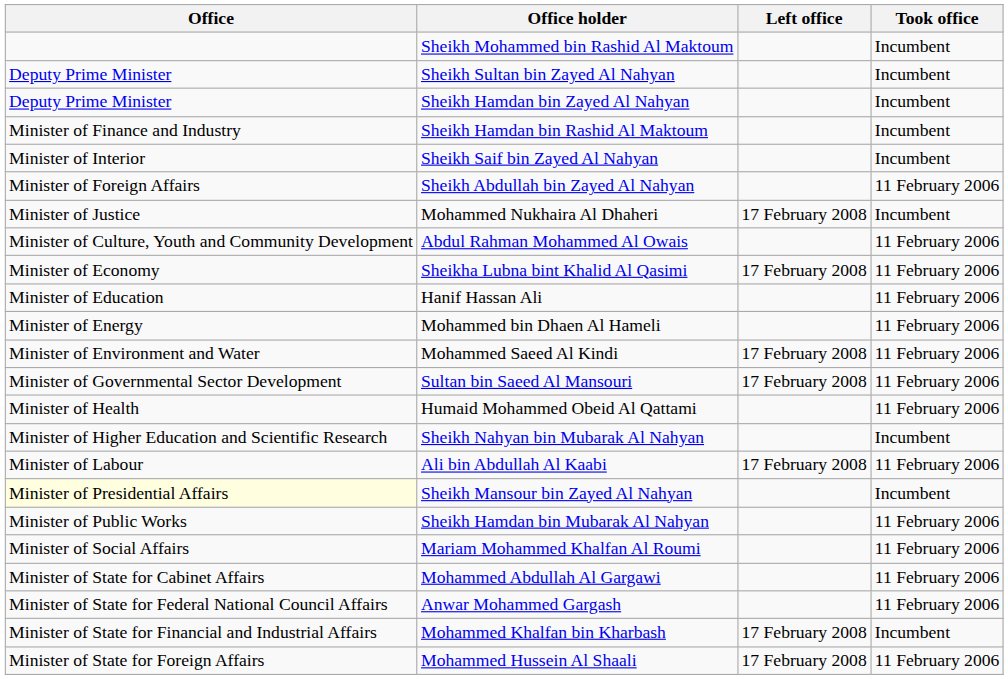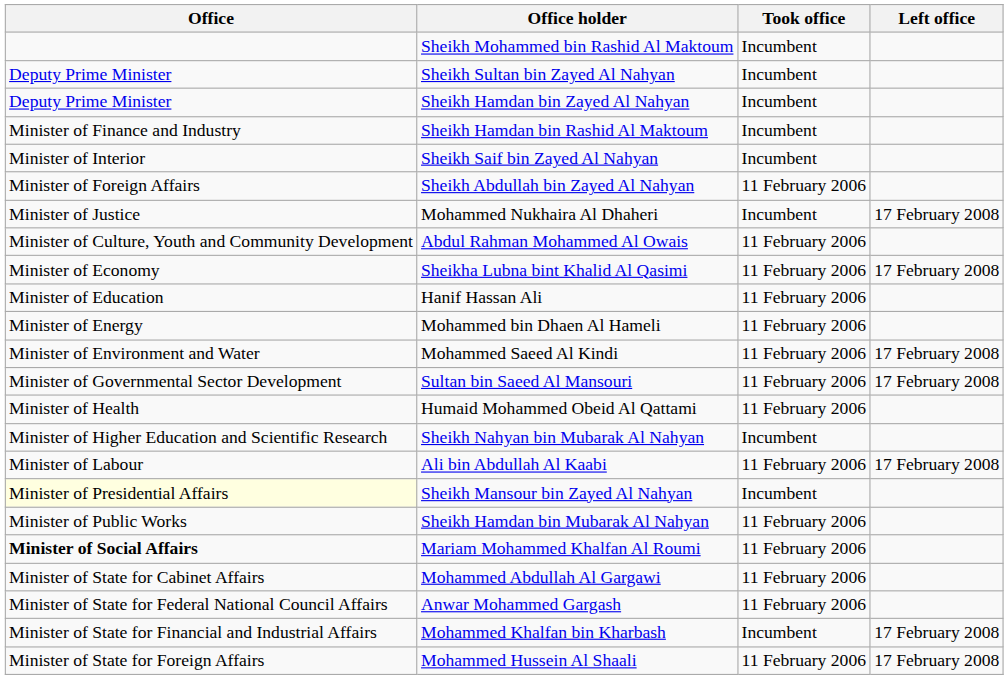columns swapped: (937, 18) <-> (804, 18)
(99, 548) normal -> (104, 548) bold
